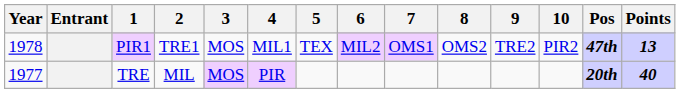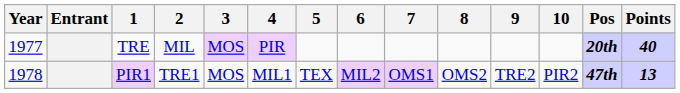rows swapped: (133, 74) <-> (133, 46)
